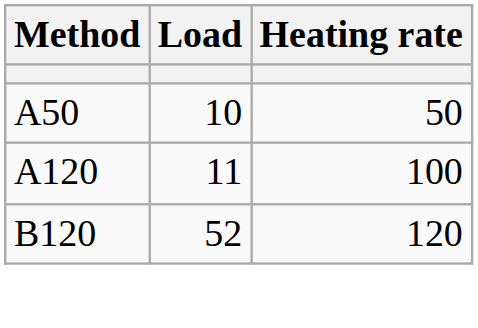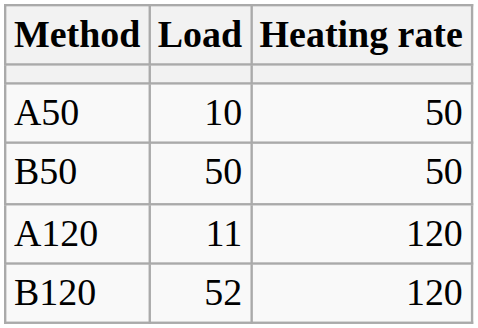+ row: (46, 172)
(434, 172) 100 -> (434, 232) 120
